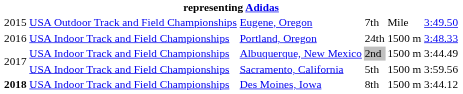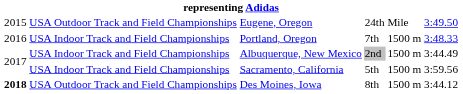(372, 22) 7th -> (375, 22) 24th
(375, 38) 24th -> (372, 38) 7th
(129, 84) USA Indoor Track and Field Championships -> (133, 84) USA Outdoor Track and Field Championships
